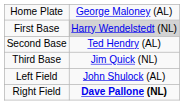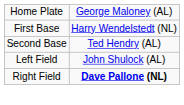(124, 28) lightgrey background -> (124, 28) no background
- row: (37, 60)
